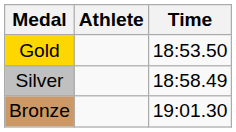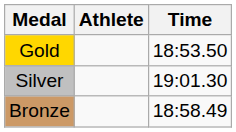(190, 80) 18:58.49 -> (190, 80) 19:01.30
(190, 111) 19:01.30 -> (190, 111) 18:58.49
